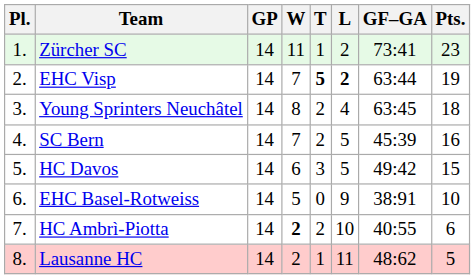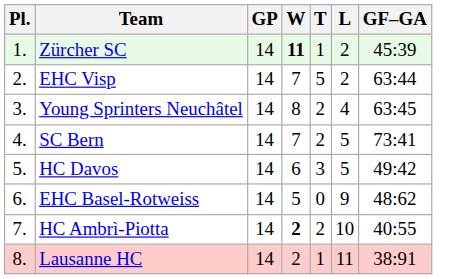- column: (450, 19)
(296, 49) normal -> (296, 49) bold
(395, 49) 73:41 -> (395, 49) 45:39
(320, 79) bold -> (320, 79) normal
(345, 79) bold -> (345, 79) normal
(395, 139) 45:39 -> (395, 139) 73:41
(395, 199) 38:91 -> (395, 199) 48:62
(395, 259) 48:62 -> (395, 259) 38:91
